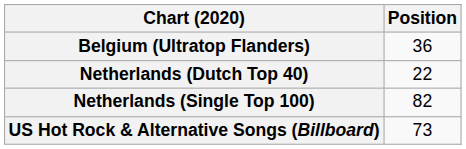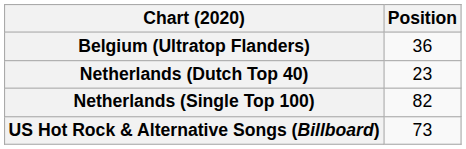(422, 74) 22 -> (422, 74) 23
